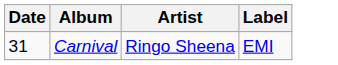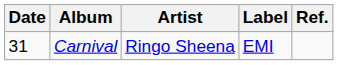+ column: (312, 18)
